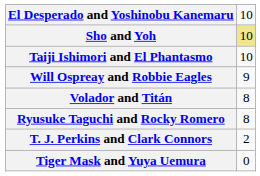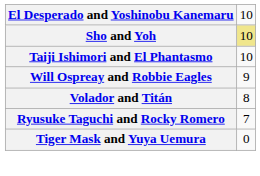(246, 118) 8 -> (246, 118) 7
- row: (121, 139)
